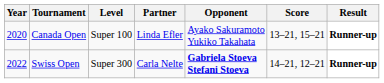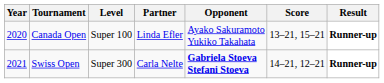(17, 64) 2022 -> (17, 64) 2021
